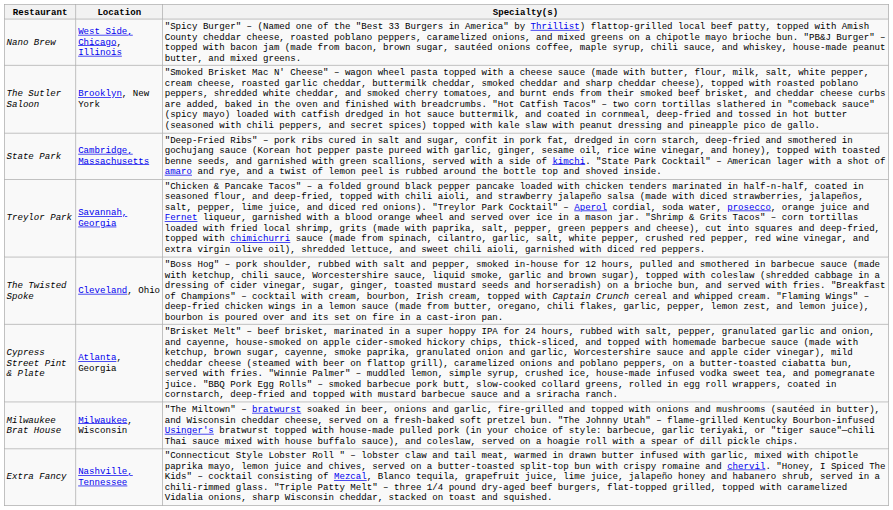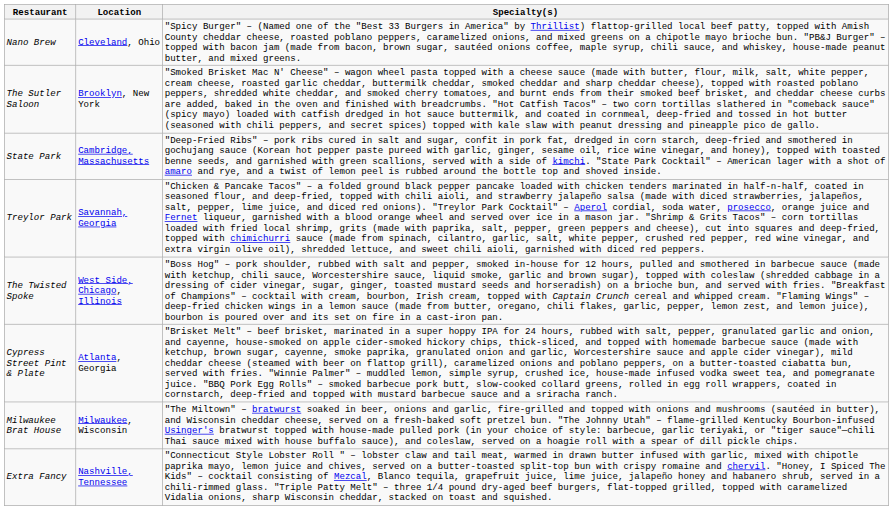(105, 42) West Side, Chicago, Illinois -> (119, 42) Cleveland, Ohio
(119, 291) Cleveland, Ohio -> (105, 291) West Side, Chicago, Illinois
